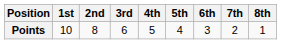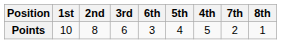columns swapped: (152, 13) <-> (207, 13)
